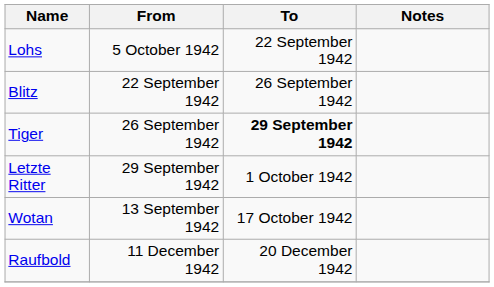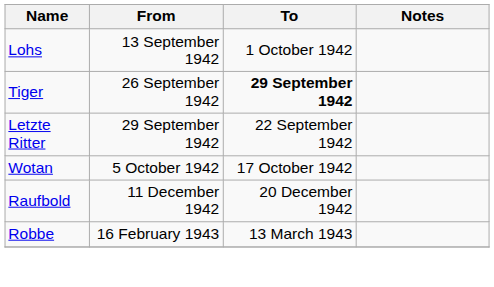(166, 50) 5 October 1942 -> (170, 50) 13 September 1942
(304, 50) 22 September 1942 -> (299, 50) 1 October 1942
- row: (23, 92)
(299, 176) 1 October 1942 -> (304, 134) 22 September 1942
(170, 218) 13 September 1942 -> (166, 167) 5 October 1942
+ row: (31, 234)
